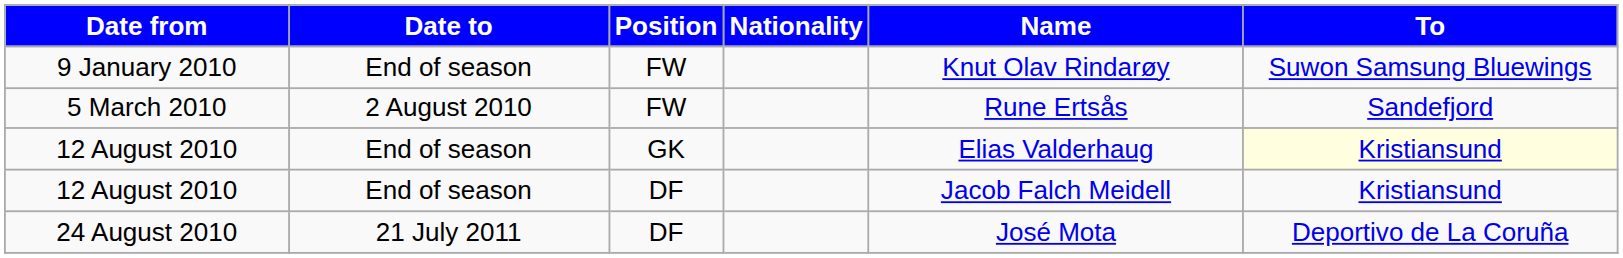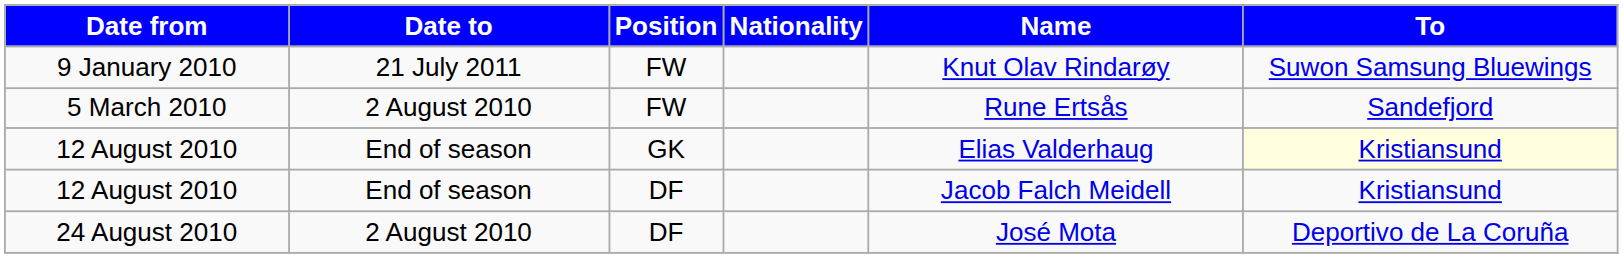(449, 67) End of season -> (449, 67) 21 July 2011
(449, 232) 21 July 2011 -> (449, 232) 2 August 2010
